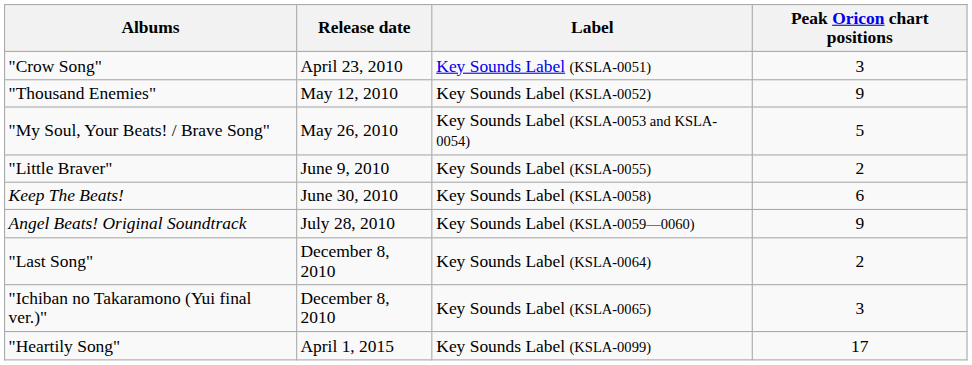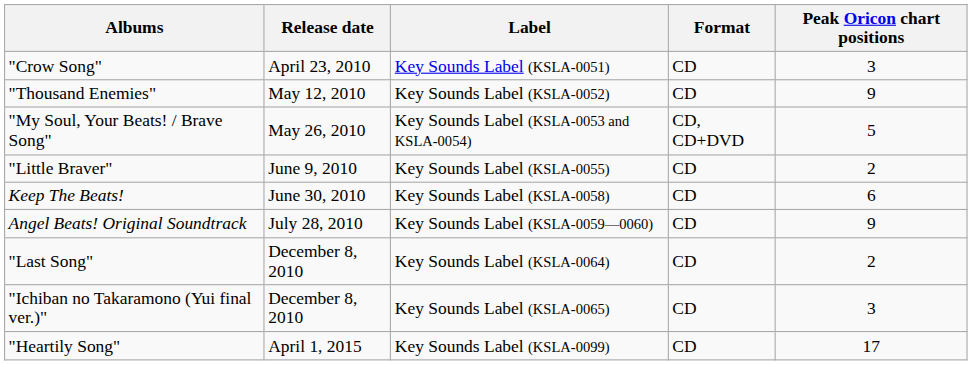+ column: (722, 28)
